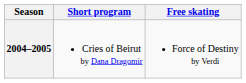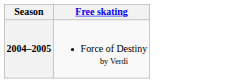- column: (99, 12)
